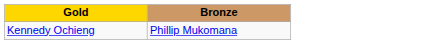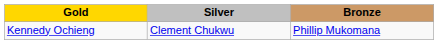+ column: (219, 13)
